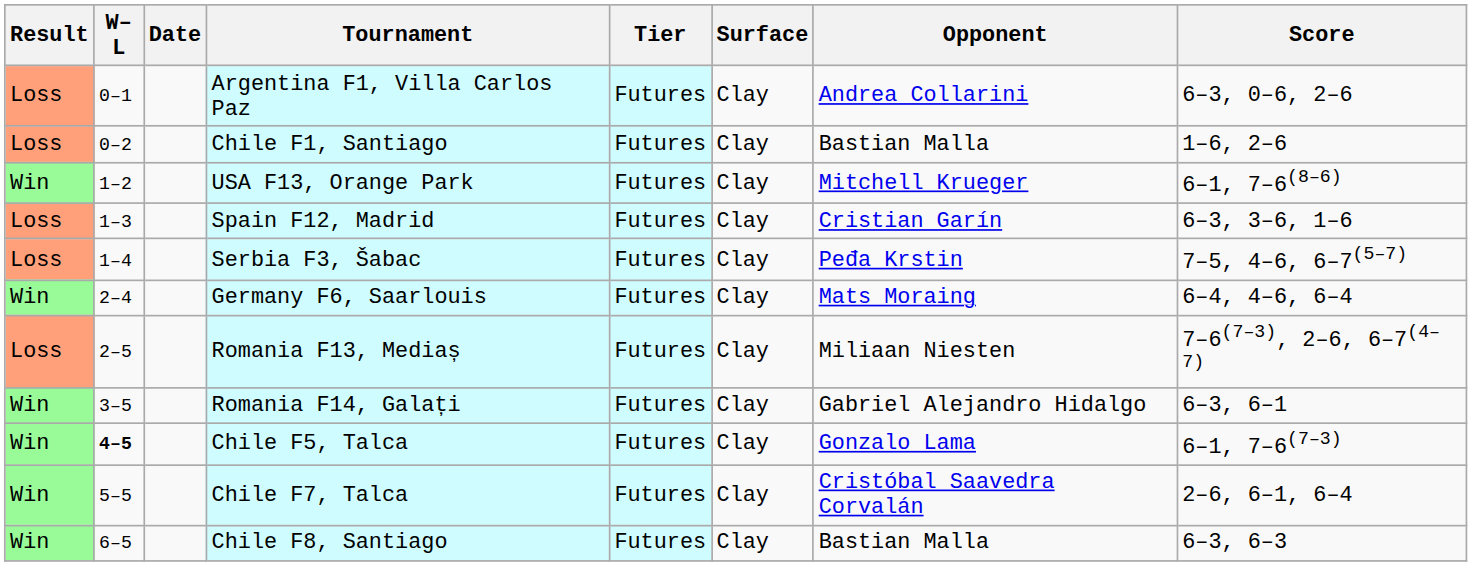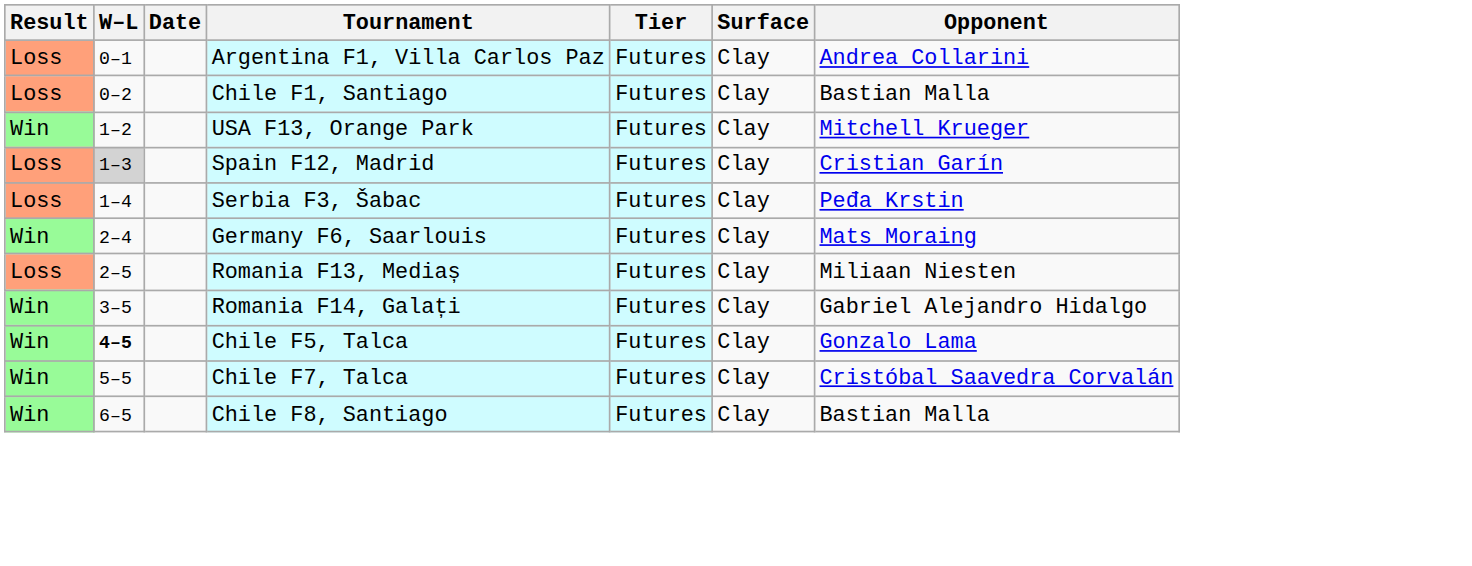- column: (1322, 35)
(115, 222) no background -> (115, 166) lightgrey background
